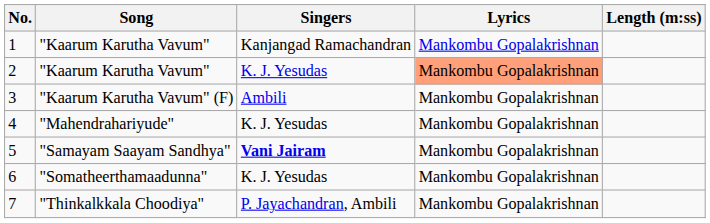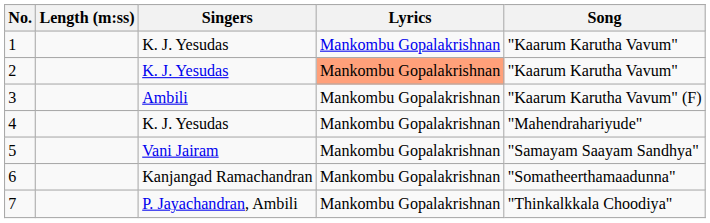columns swapped: (136, 17) <-> (654, 17)
(326, 44) Kanjangad Ramachandran -> (185, 44) K. J. Yesudas
(283, 150) bold -> (180, 150) normal
(284, 177) K. J. Yesudas -> (227, 177) Kanjangad Ramachandran
